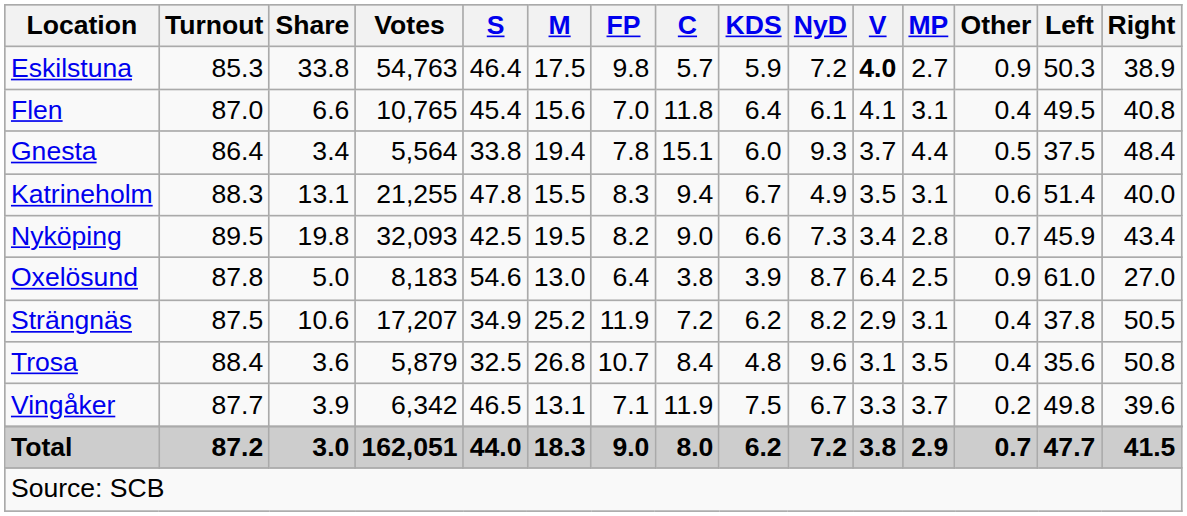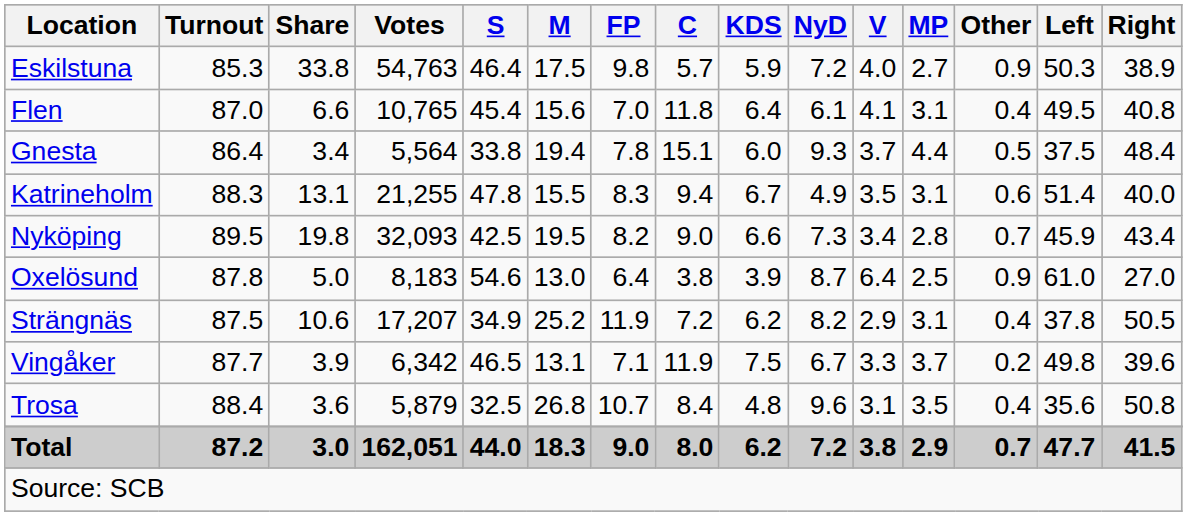(878, 67) bold -> (878, 67) normal
rows swapped: (44, 362) <-> (63, 404)
